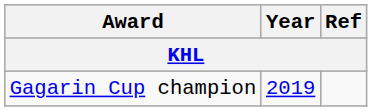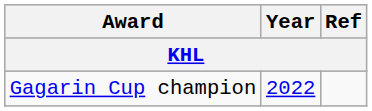(291, 88) 2019 -> (291, 88) 2022
